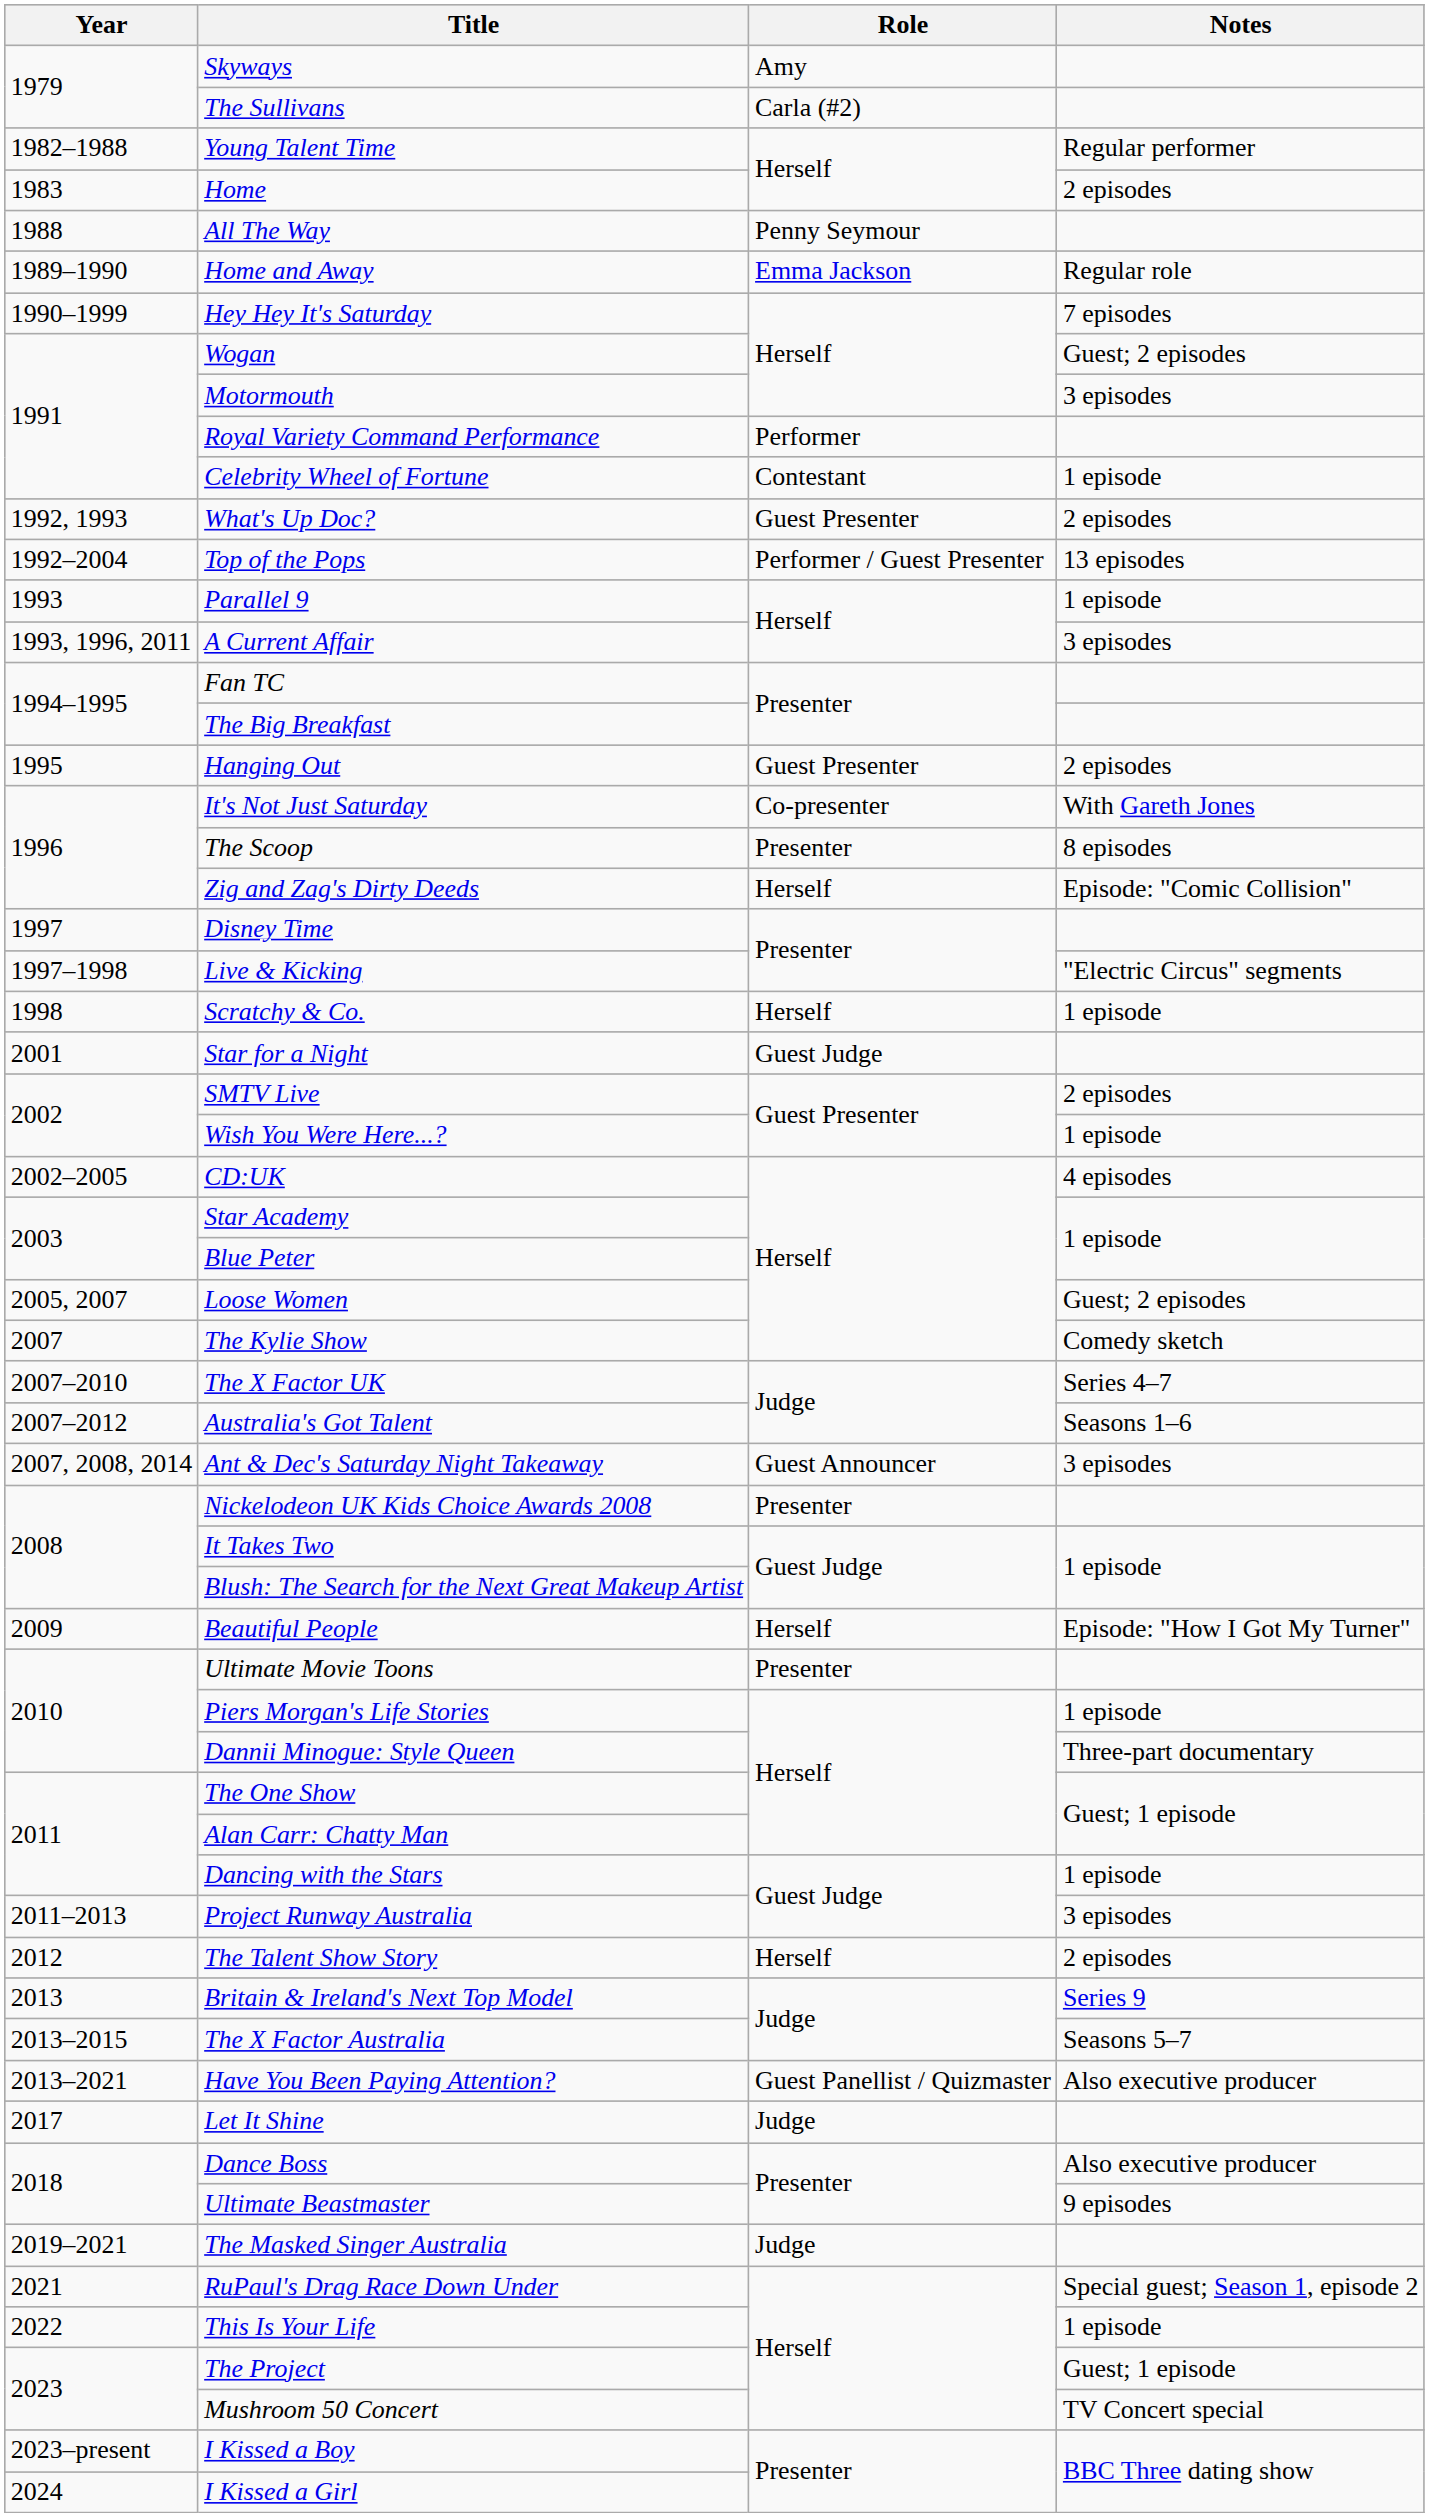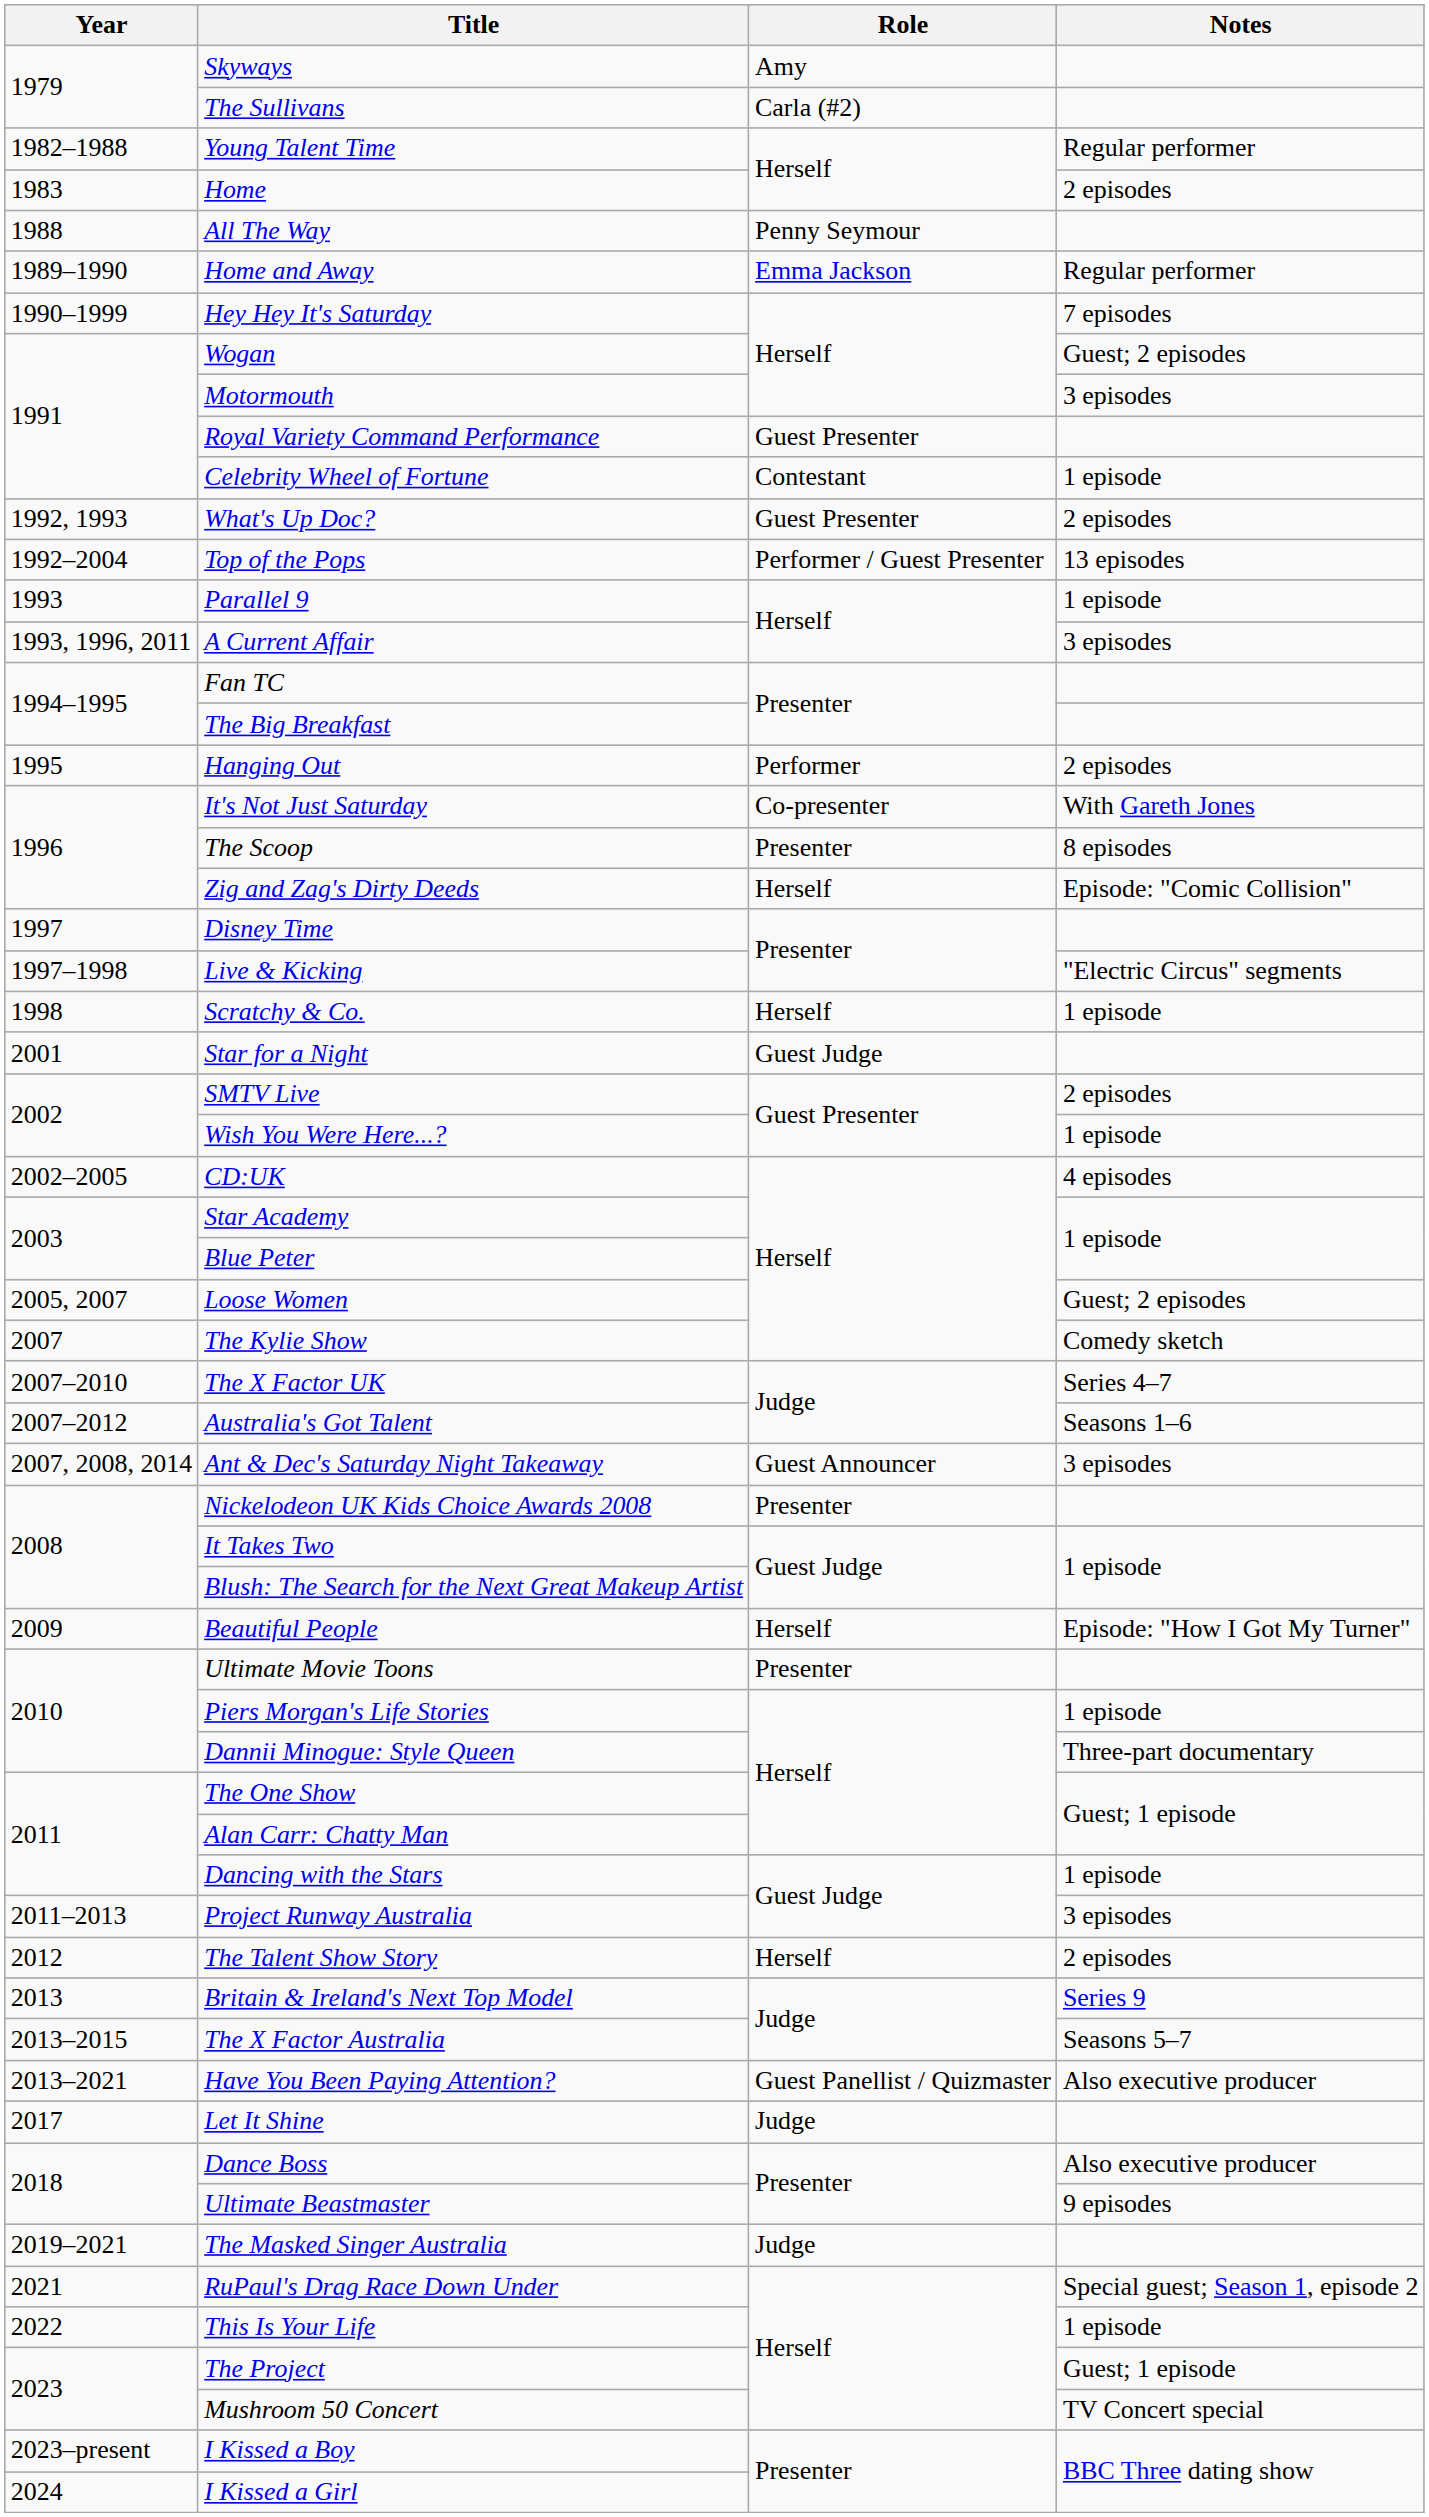(1127, 271) Regular role -> (1159, 271) Regular performer
(808, 436) Performer -> (837, 436) Guest Presenter
(837, 764) Guest Presenter -> (808, 764) Performer
